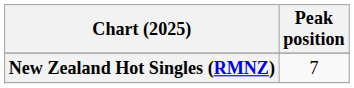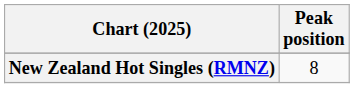(314, 67) 7 -> (314, 67) 8
